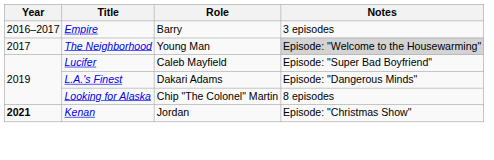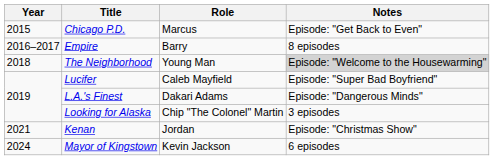+ row: (95, 29)
(309, 29) 3 episodes -> (314, 46) 8 episodes
(19, 46) 2017 -> (19, 63) 2018
(309, 96) 8 episodes -> (314, 113) 3 episodes
(19, 113) bold -> (19, 130) normal
+ row: (111, 146)
